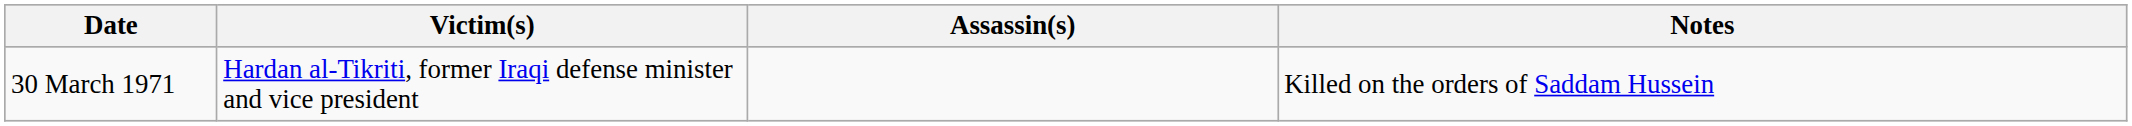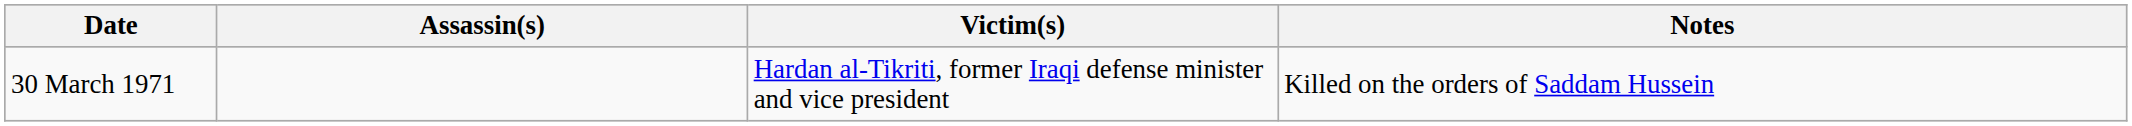columns swapped: (482, 25) <-> (1013, 25)
